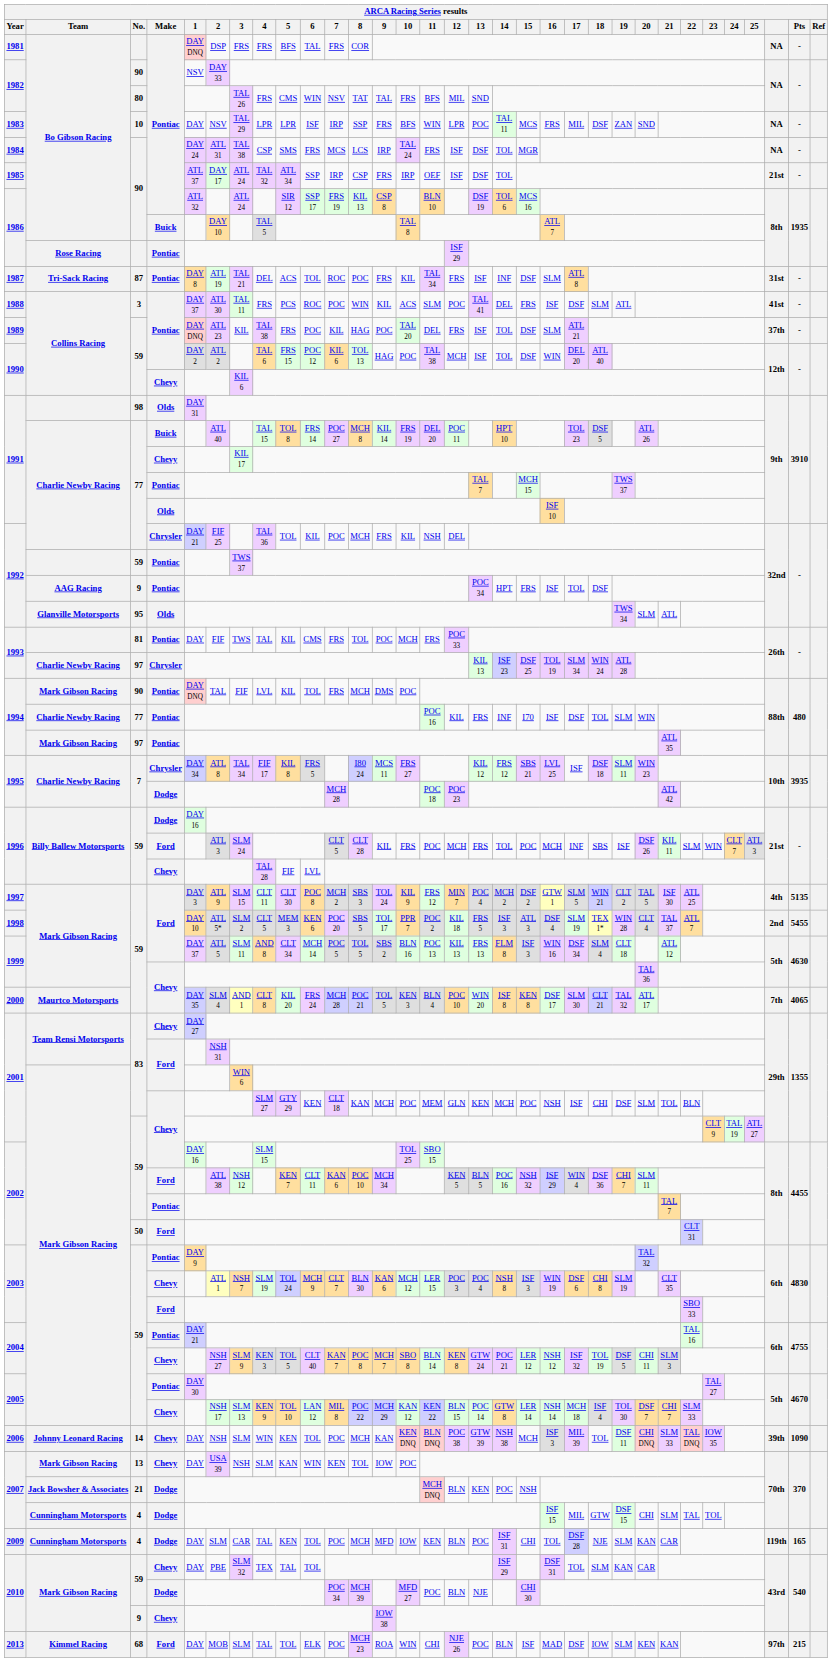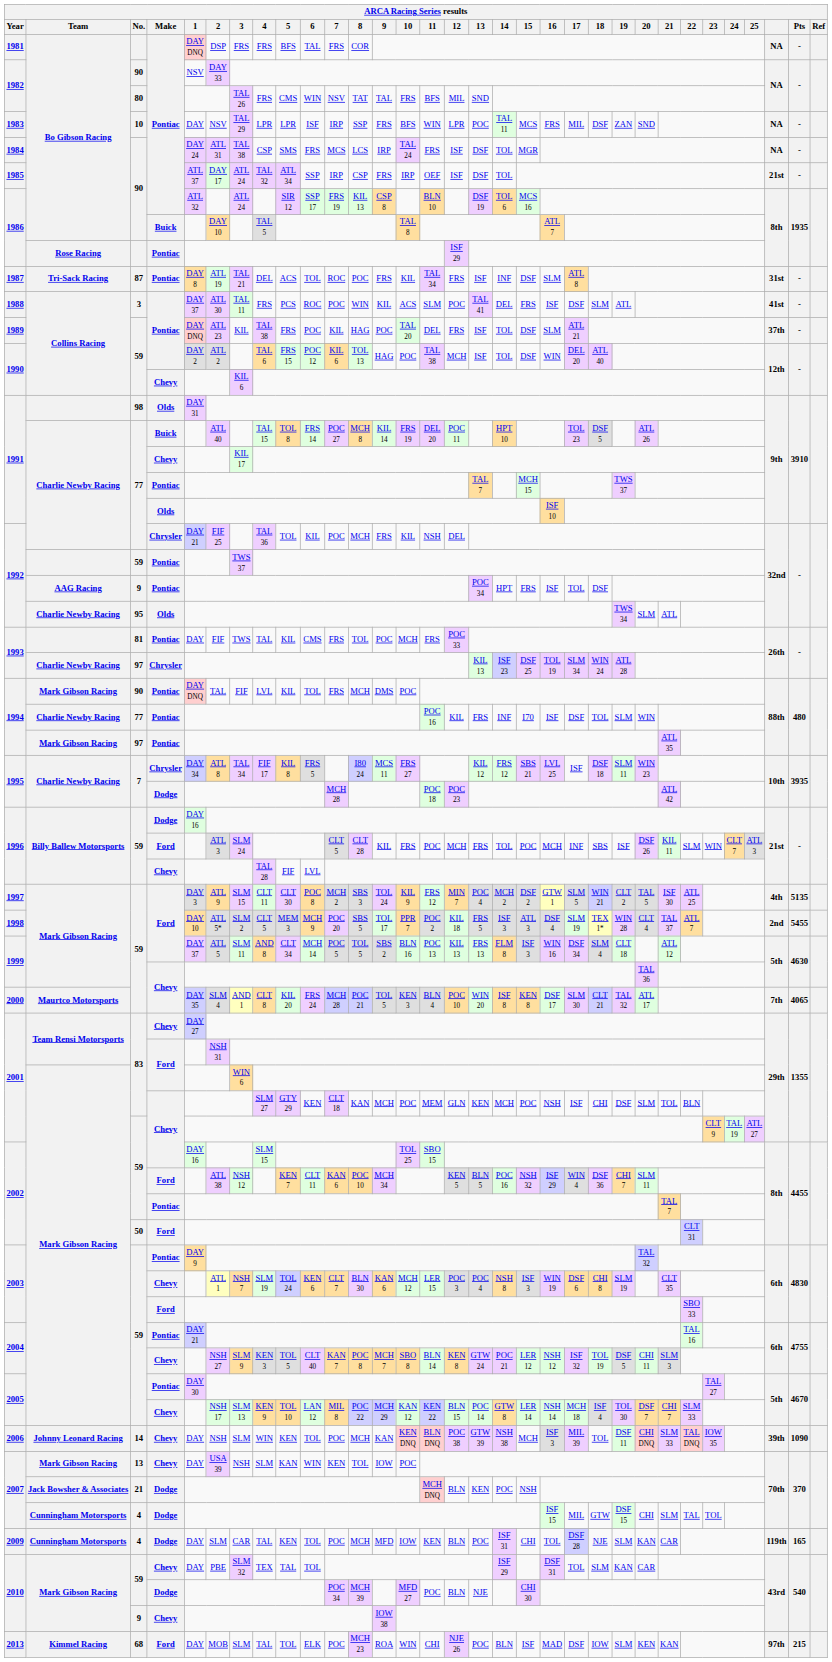(78, 614) Glanville Motorsports -> (78, 614) Charlie Newby Racing
(312, 922) KEN 6 -> (312, 922) MCH 9
(312, 1283) MCH 9 -> (312, 1283) KEN 6
